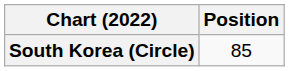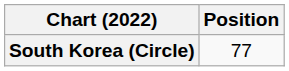(241, 50) 85 -> (241, 50) 77
